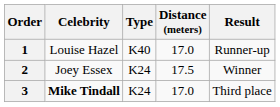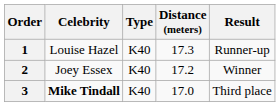(183, 49) 17.0 -> (183, 49) 17.3
(139, 70) K24 -> (139, 70) K40
(183, 70) 17.5 -> (183, 70) 17.2
(139, 91) K24 -> (139, 91) K40
